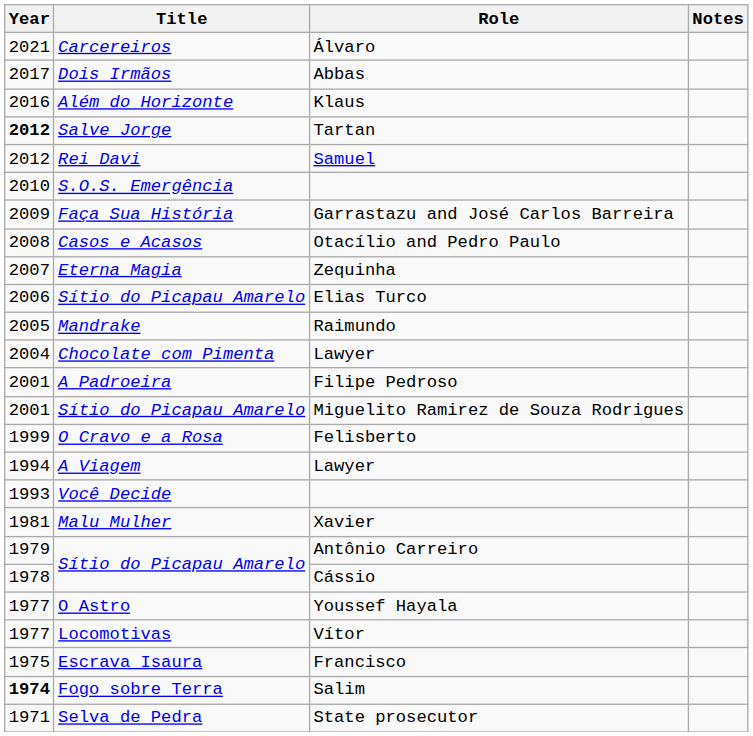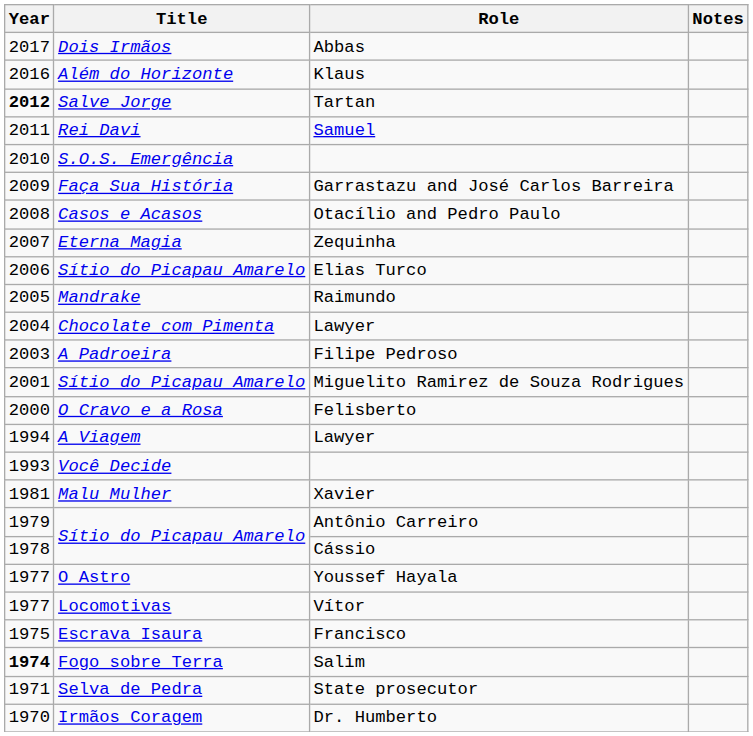- row: (115, 47)
(29, 158) 2012 -> (29, 131) 2011
(29, 382) 2001 -> (29, 354) 2003
(29, 438) 1999 -> (29, 410) 2000
+ row: (130, 718)
